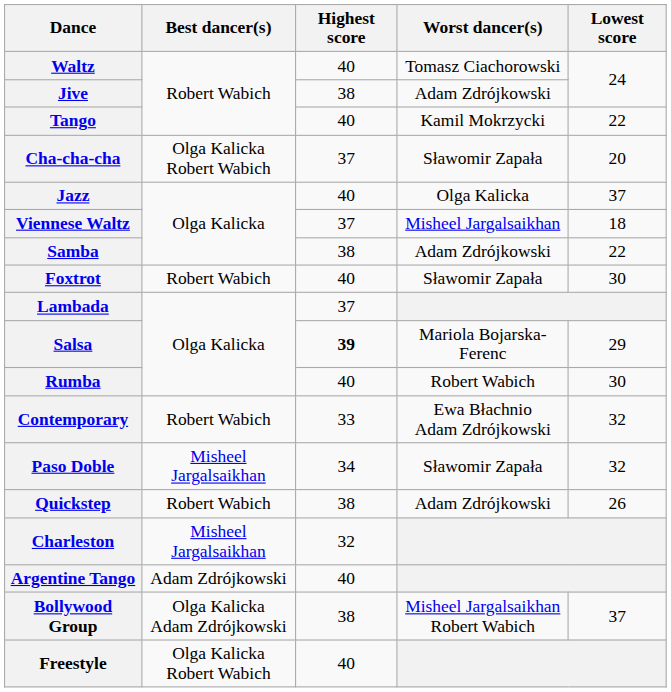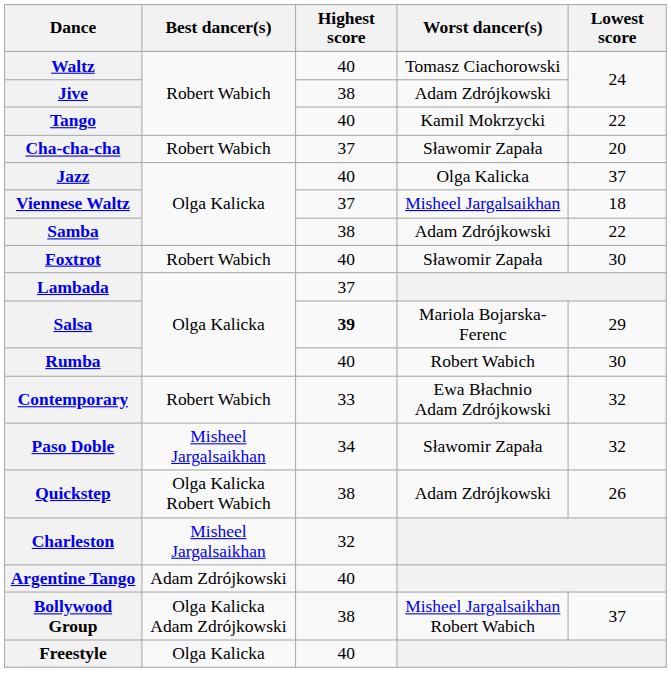(218, 158) Olga Kalicka Robert Wabich -> (218, 148) Robert Wabich
(218, 503) Robert Wabich -> (218, 493) Olga Kalicka Robert Wabich
(218, 663) Olga Kalicka Robert Wabich -> (218, 653) Olga Kalicka
